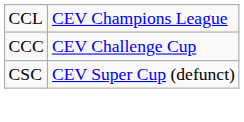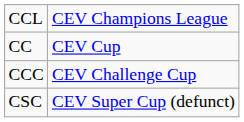+ row: (20, 46)
